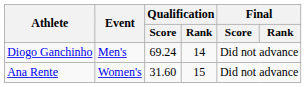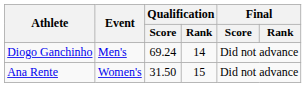(163, 72) 31.60 -> (163, 72) 31.50
